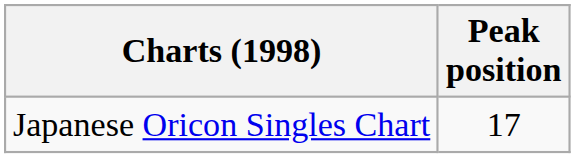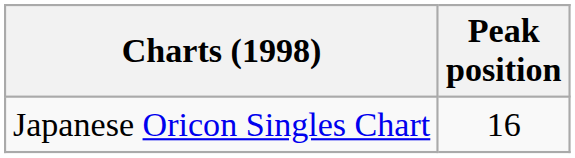(504, 123) 17 -> (504, 123) 16
